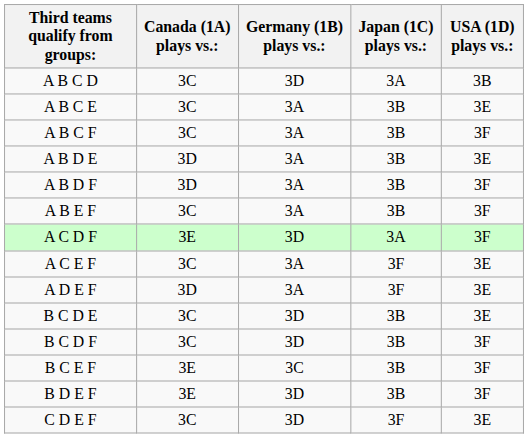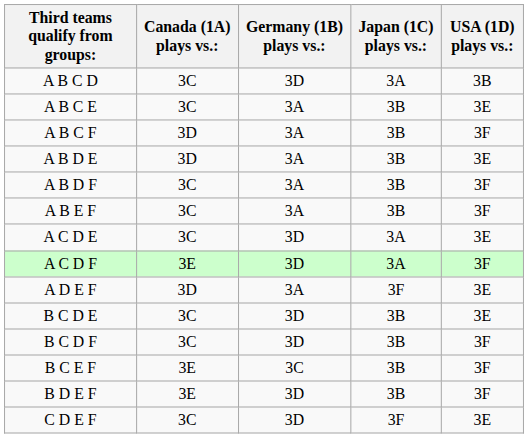(187, 133) 3C -> (187, 133) 3D
(187, 185) 3D -> (187, 185) 3C
+ row: (70, 237)
- row: (70, 263)
